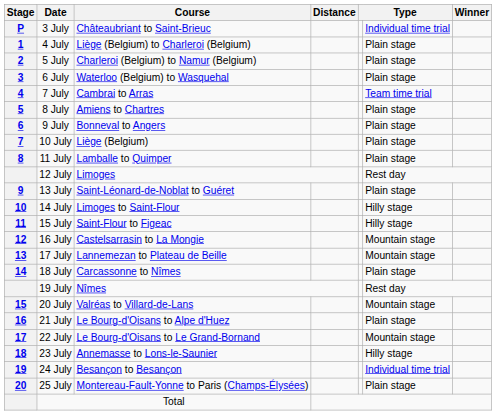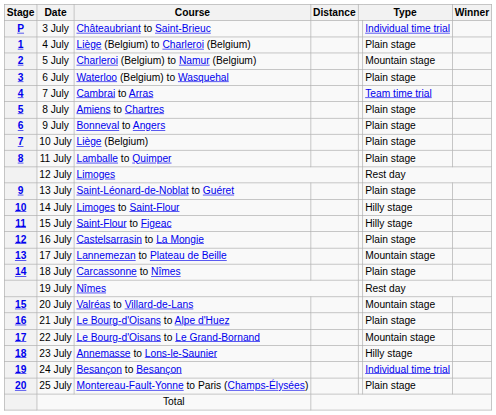(390, 61) Plain stage -> (400, 61) Mountain stage
(400, 239) Mountain stage -> (390, 239) Plain stage
